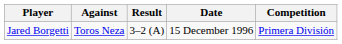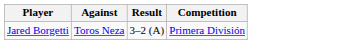- column: (211, 13)
